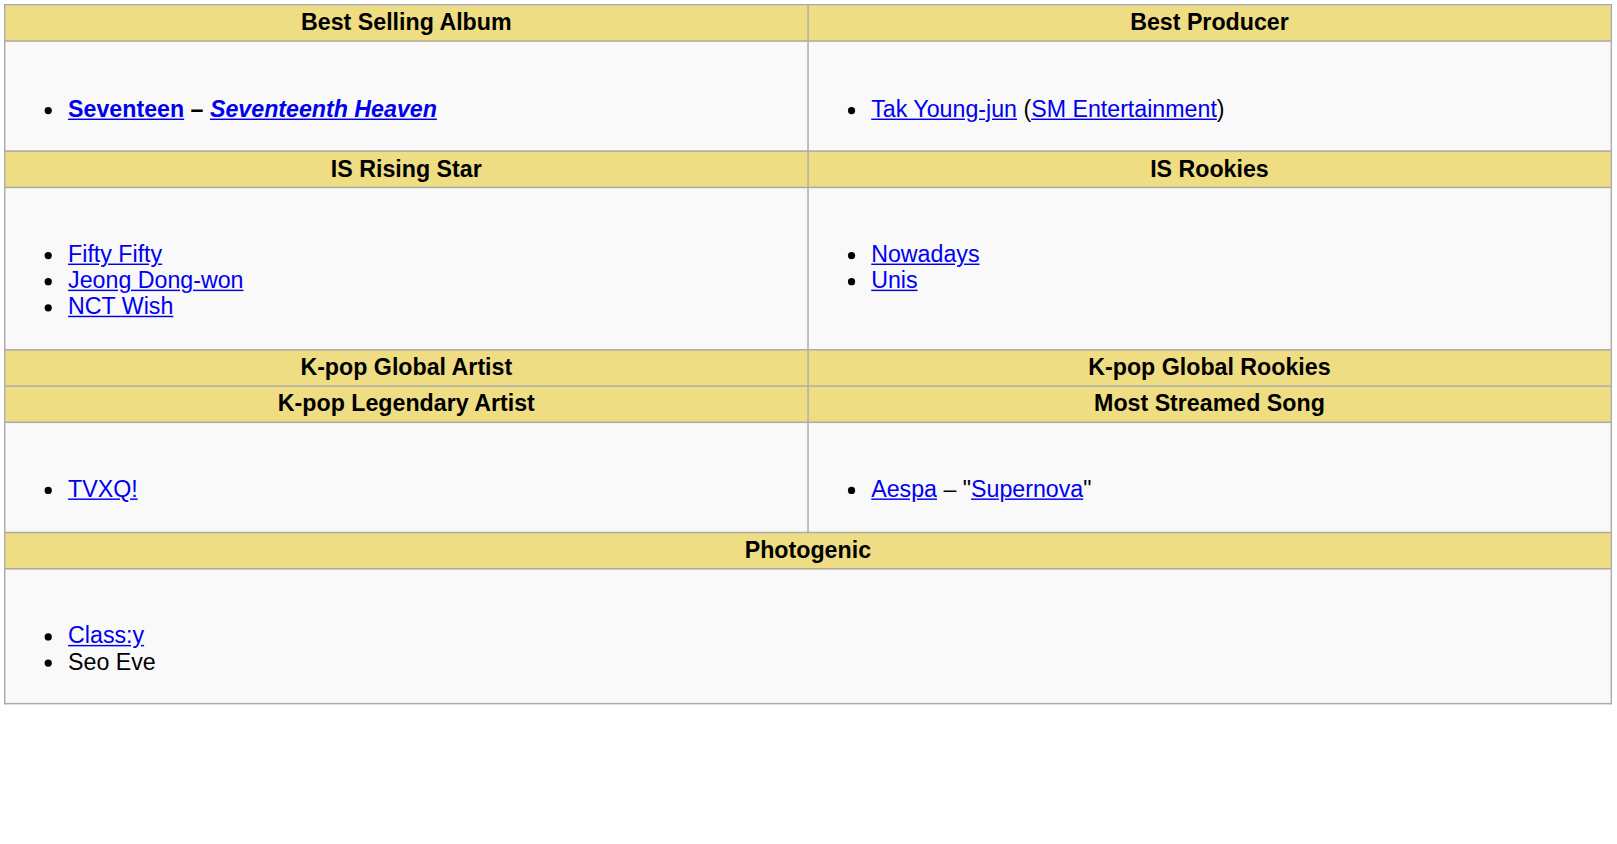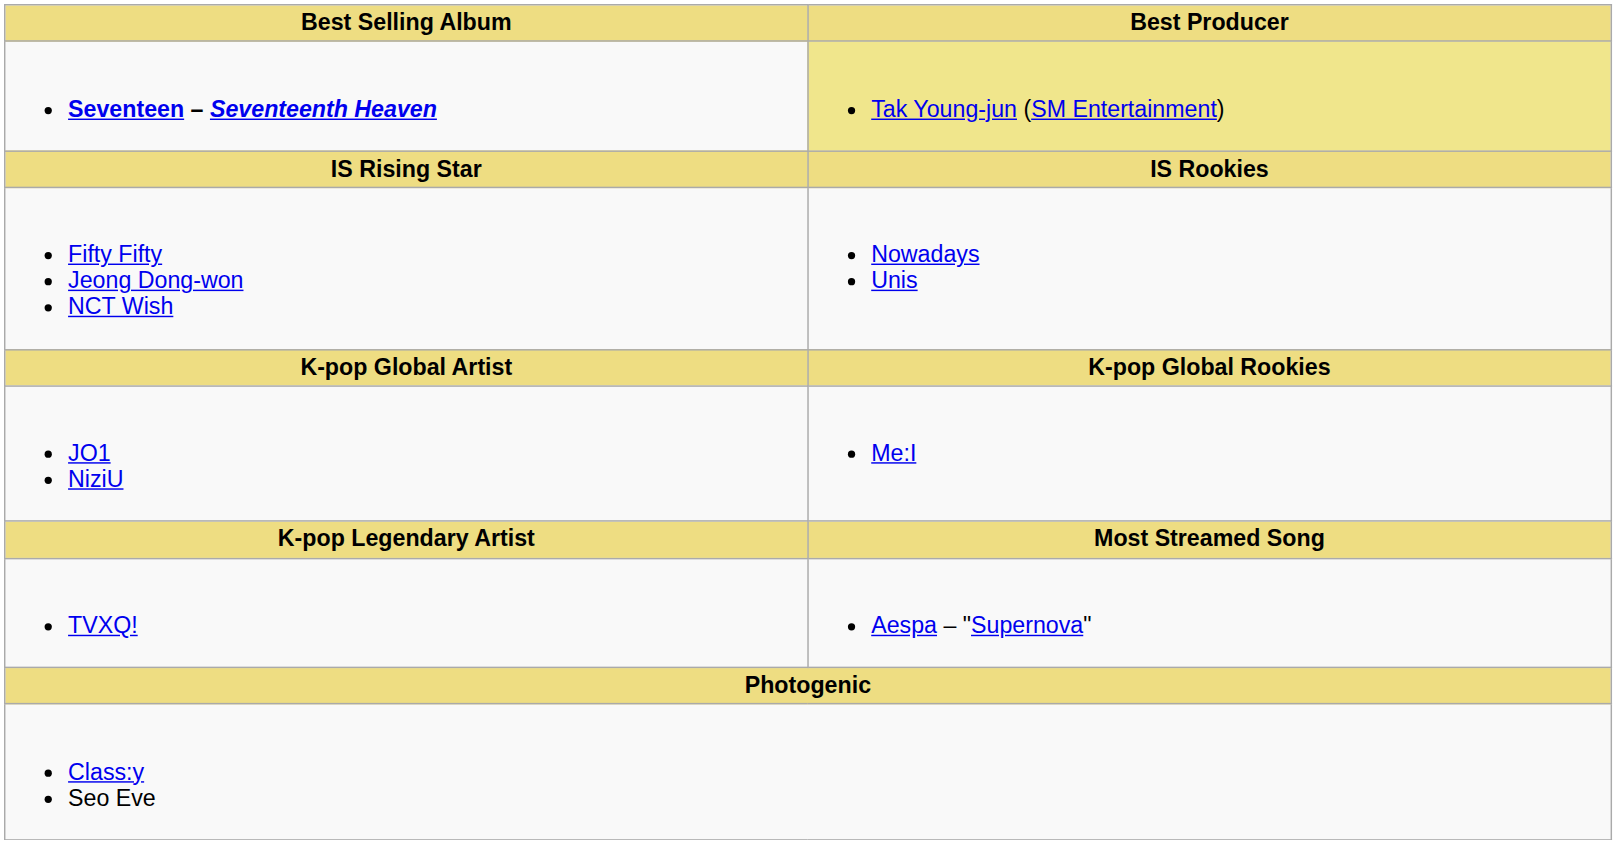(1209, 109) no background -> (1209, 109) khaki background
+ row: (406, 467)
